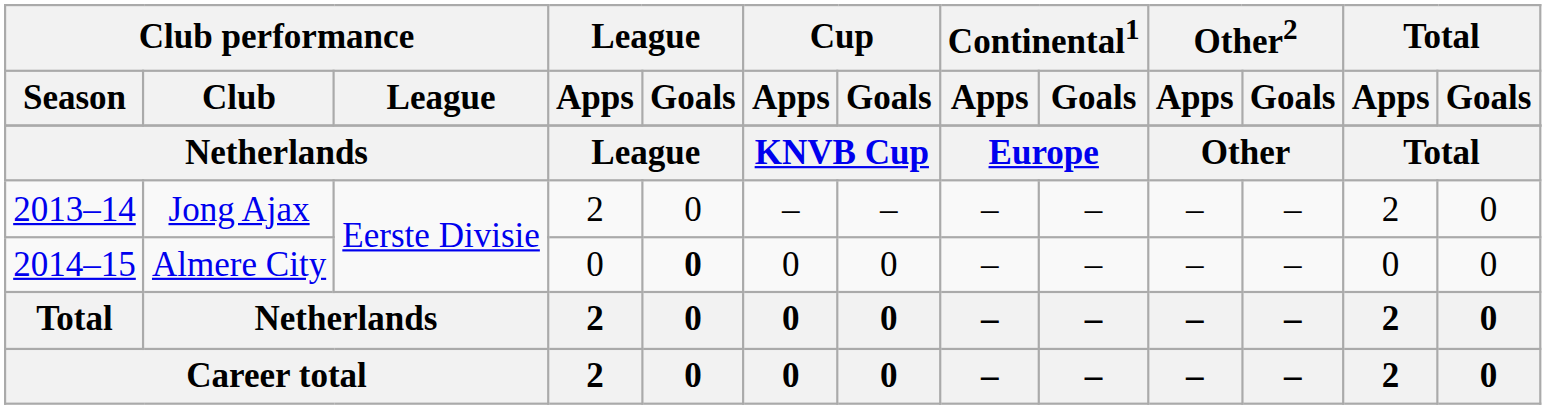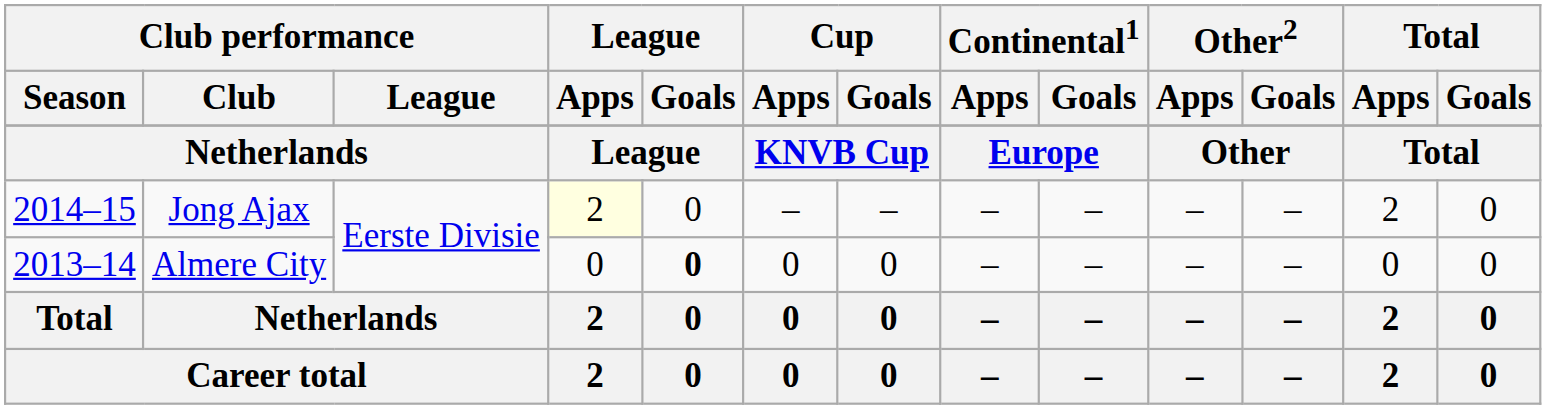(74, 208) 2013–14 -> (74, 208) 2014–15
(595, 208) no background -> (595, 208) lightyellow background
(74, 264) 2014–15 -> (74, 264) 2013–14
